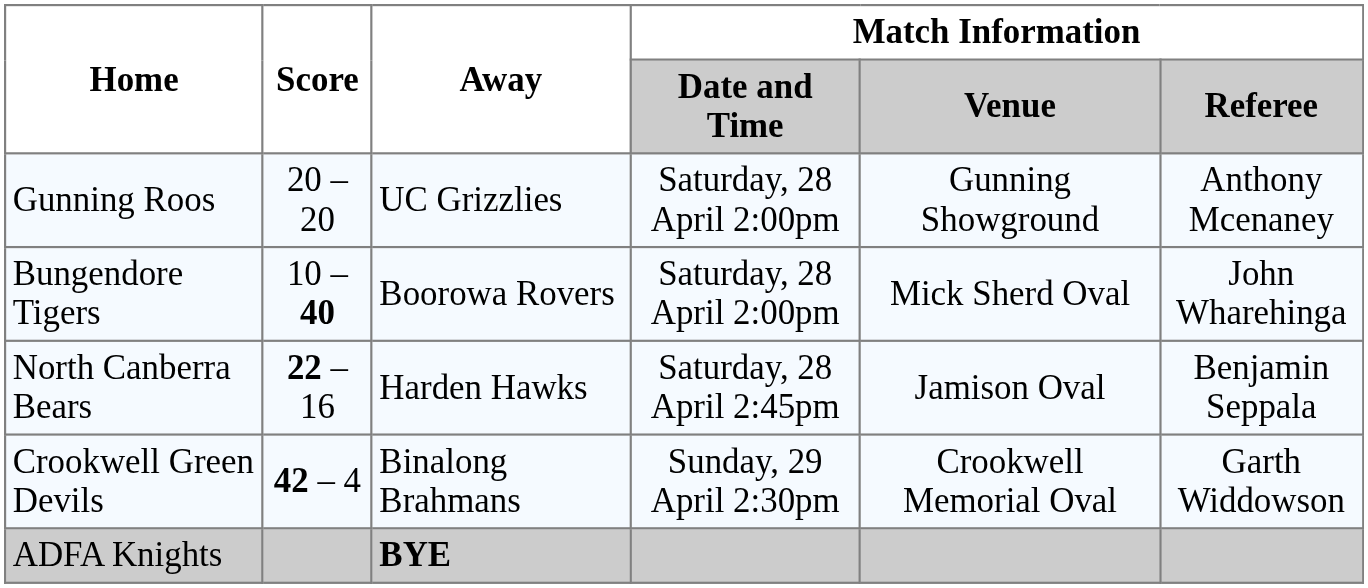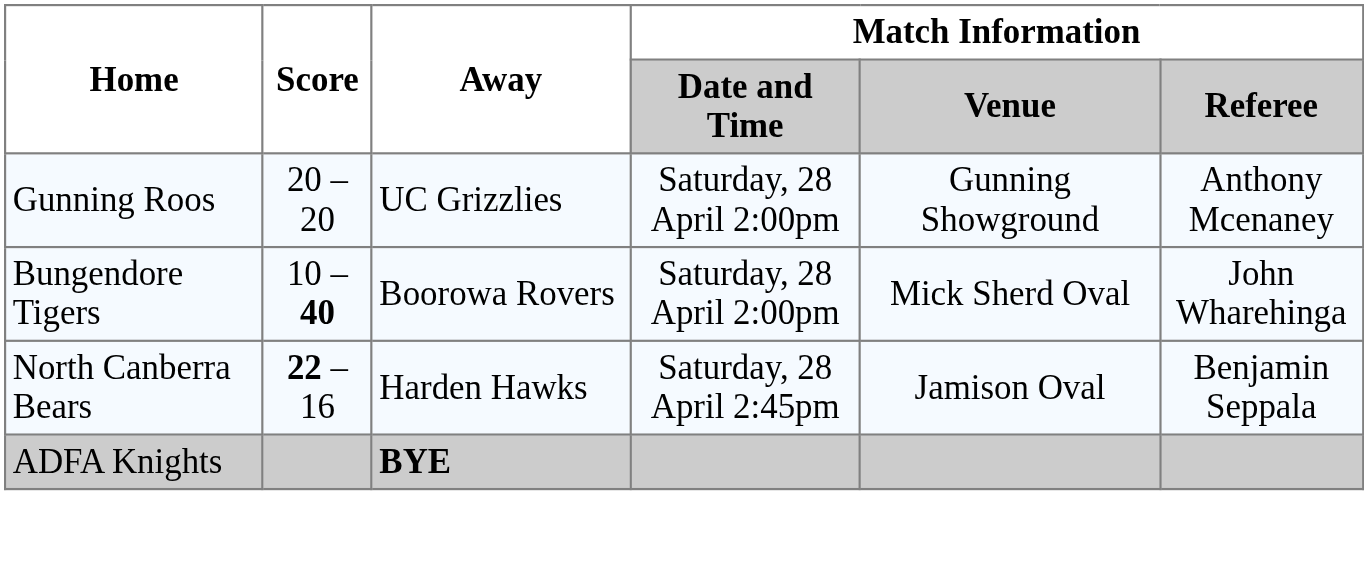- row: (133, 480)
